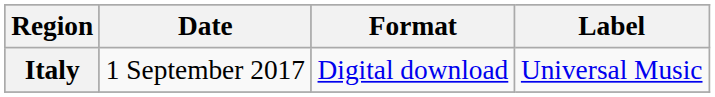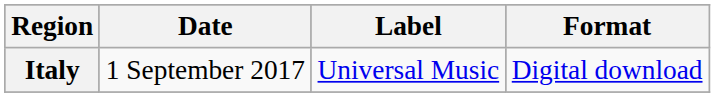columns swapped: (413, 26) <-> (612, 26)
